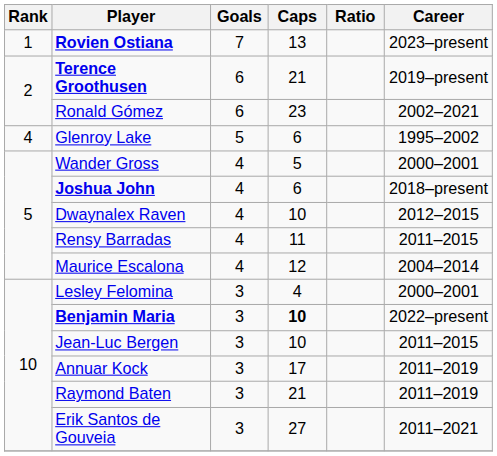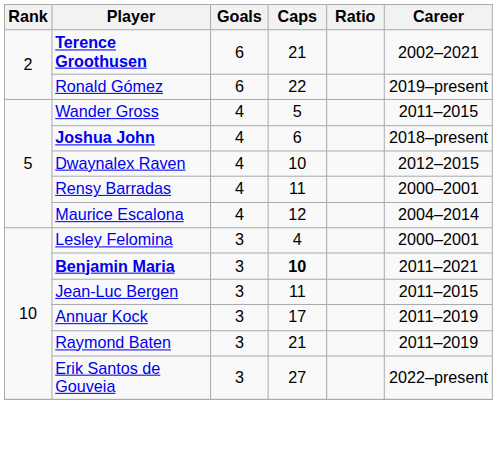- row: (114, 42)
(438, 77) 2019–present -> (438, 52) 2002–2021
(297, 112) 23 -> (297, 86) 22
(438, 112) 2002–2021 -> (438, 86) 2019–present
- row: (103, 138)
(438, 163) 2000–2001 -> (438, 112) 2011–2015
(438, 240) 2011–2015 -> (438, 189) 2000–2001
(438, 317) 2022–present -> (438, 266) 2011–2021
(297, 343) 10 -> (297, 291) 11
(438, 429) 2011–2021 -> (438, 377) 2022–present
